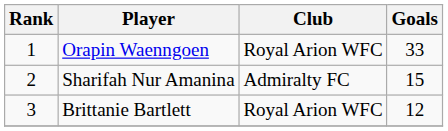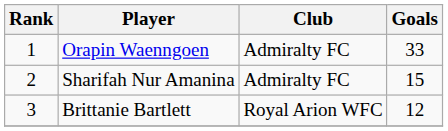(313, 49) Royal Arion WFC -> (297, 49) Admiralty FC
